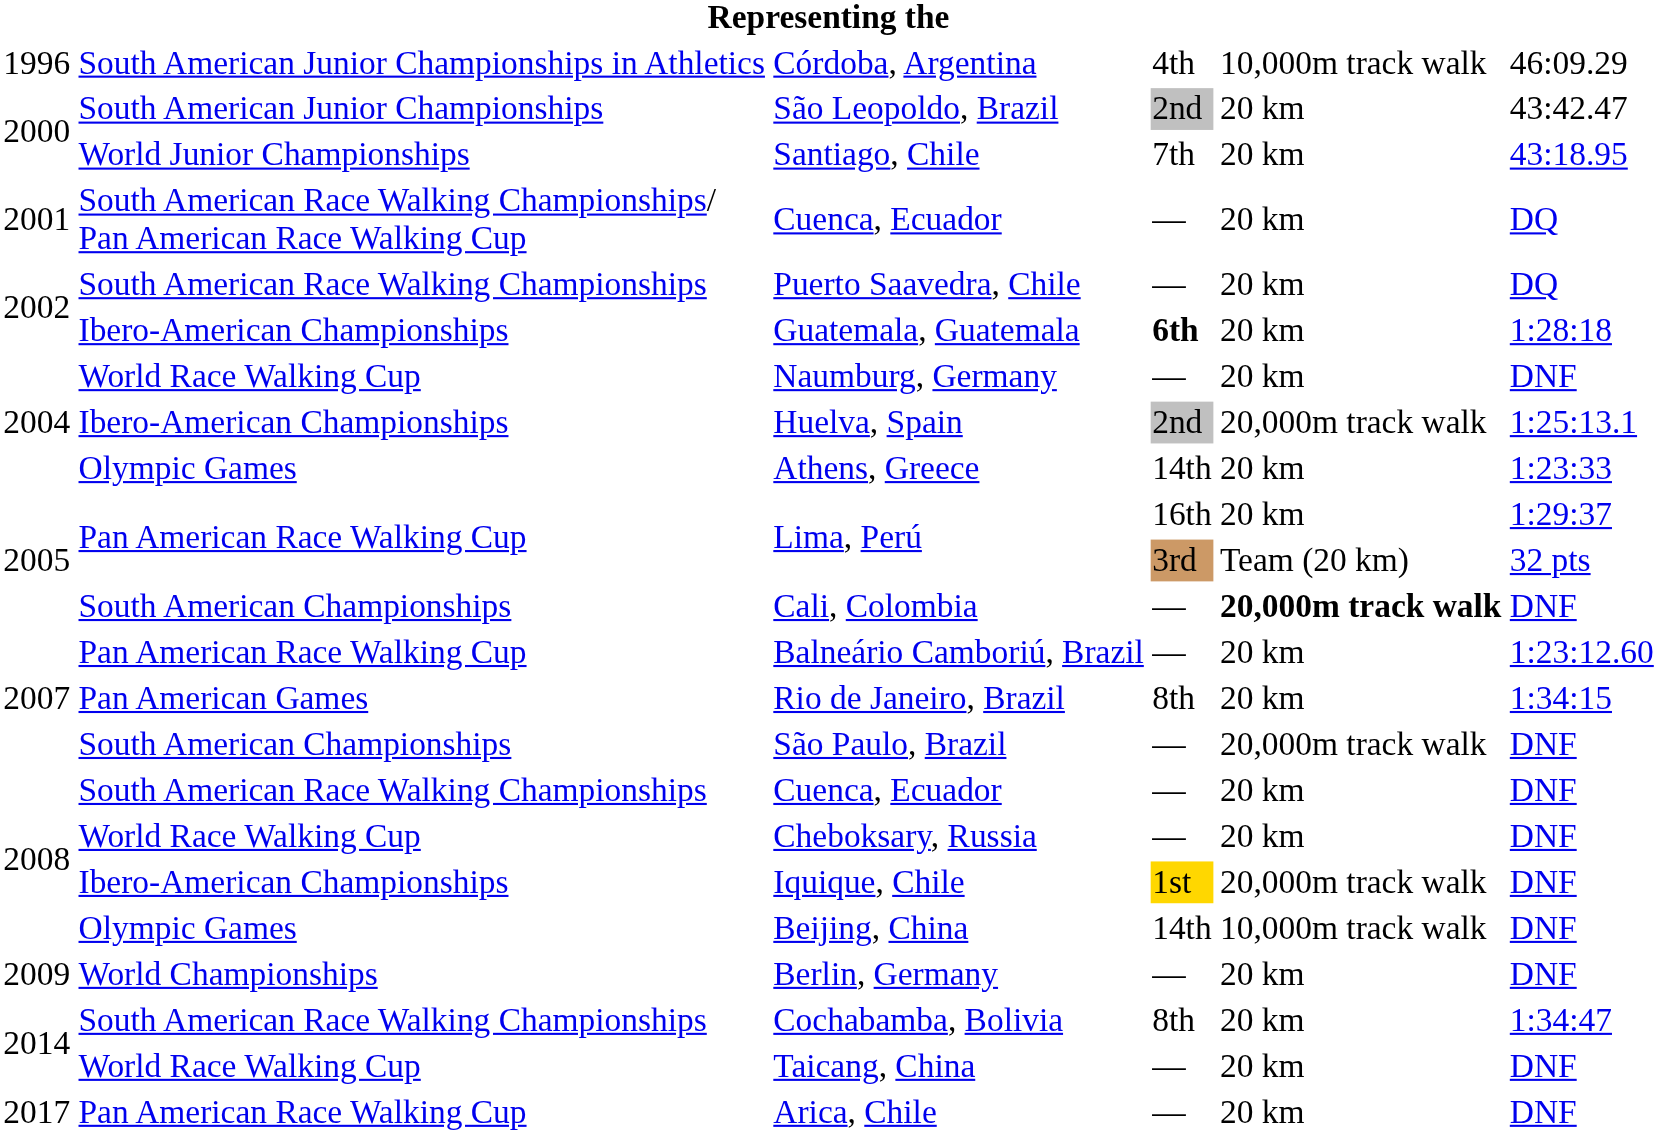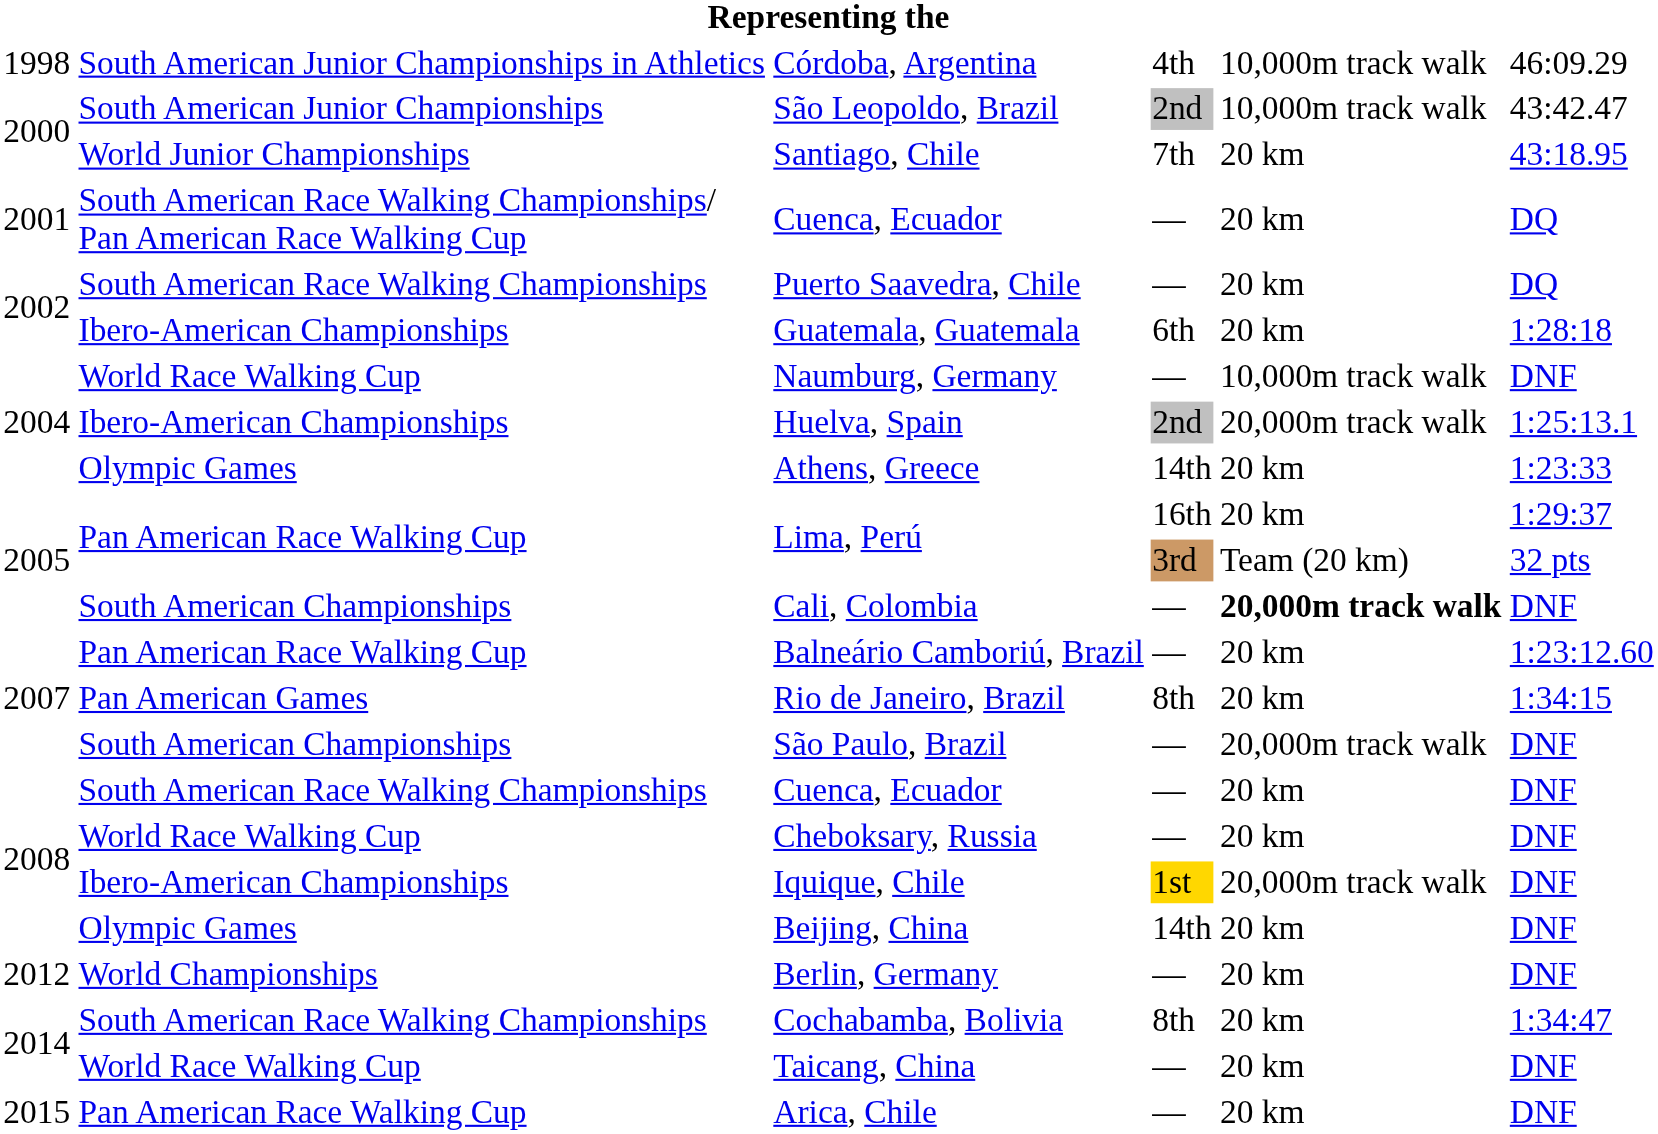(37, 62) 1996 -> (37, 62) 1998
(1262, 108) 20 km -> (1353, 108) 10,000m track walk
(1175, 330) bold -> (1174, 330) normal
(1262, 376) 20 km -> (1353, 376) 10,000m track walk
(1353, 927) 10,000m track walk -> (1262, 927) 20 km
(37, 973) 2009 -> (37, 973) 2012
(37, 1111) 2017 -> (37, 1111) 2015
